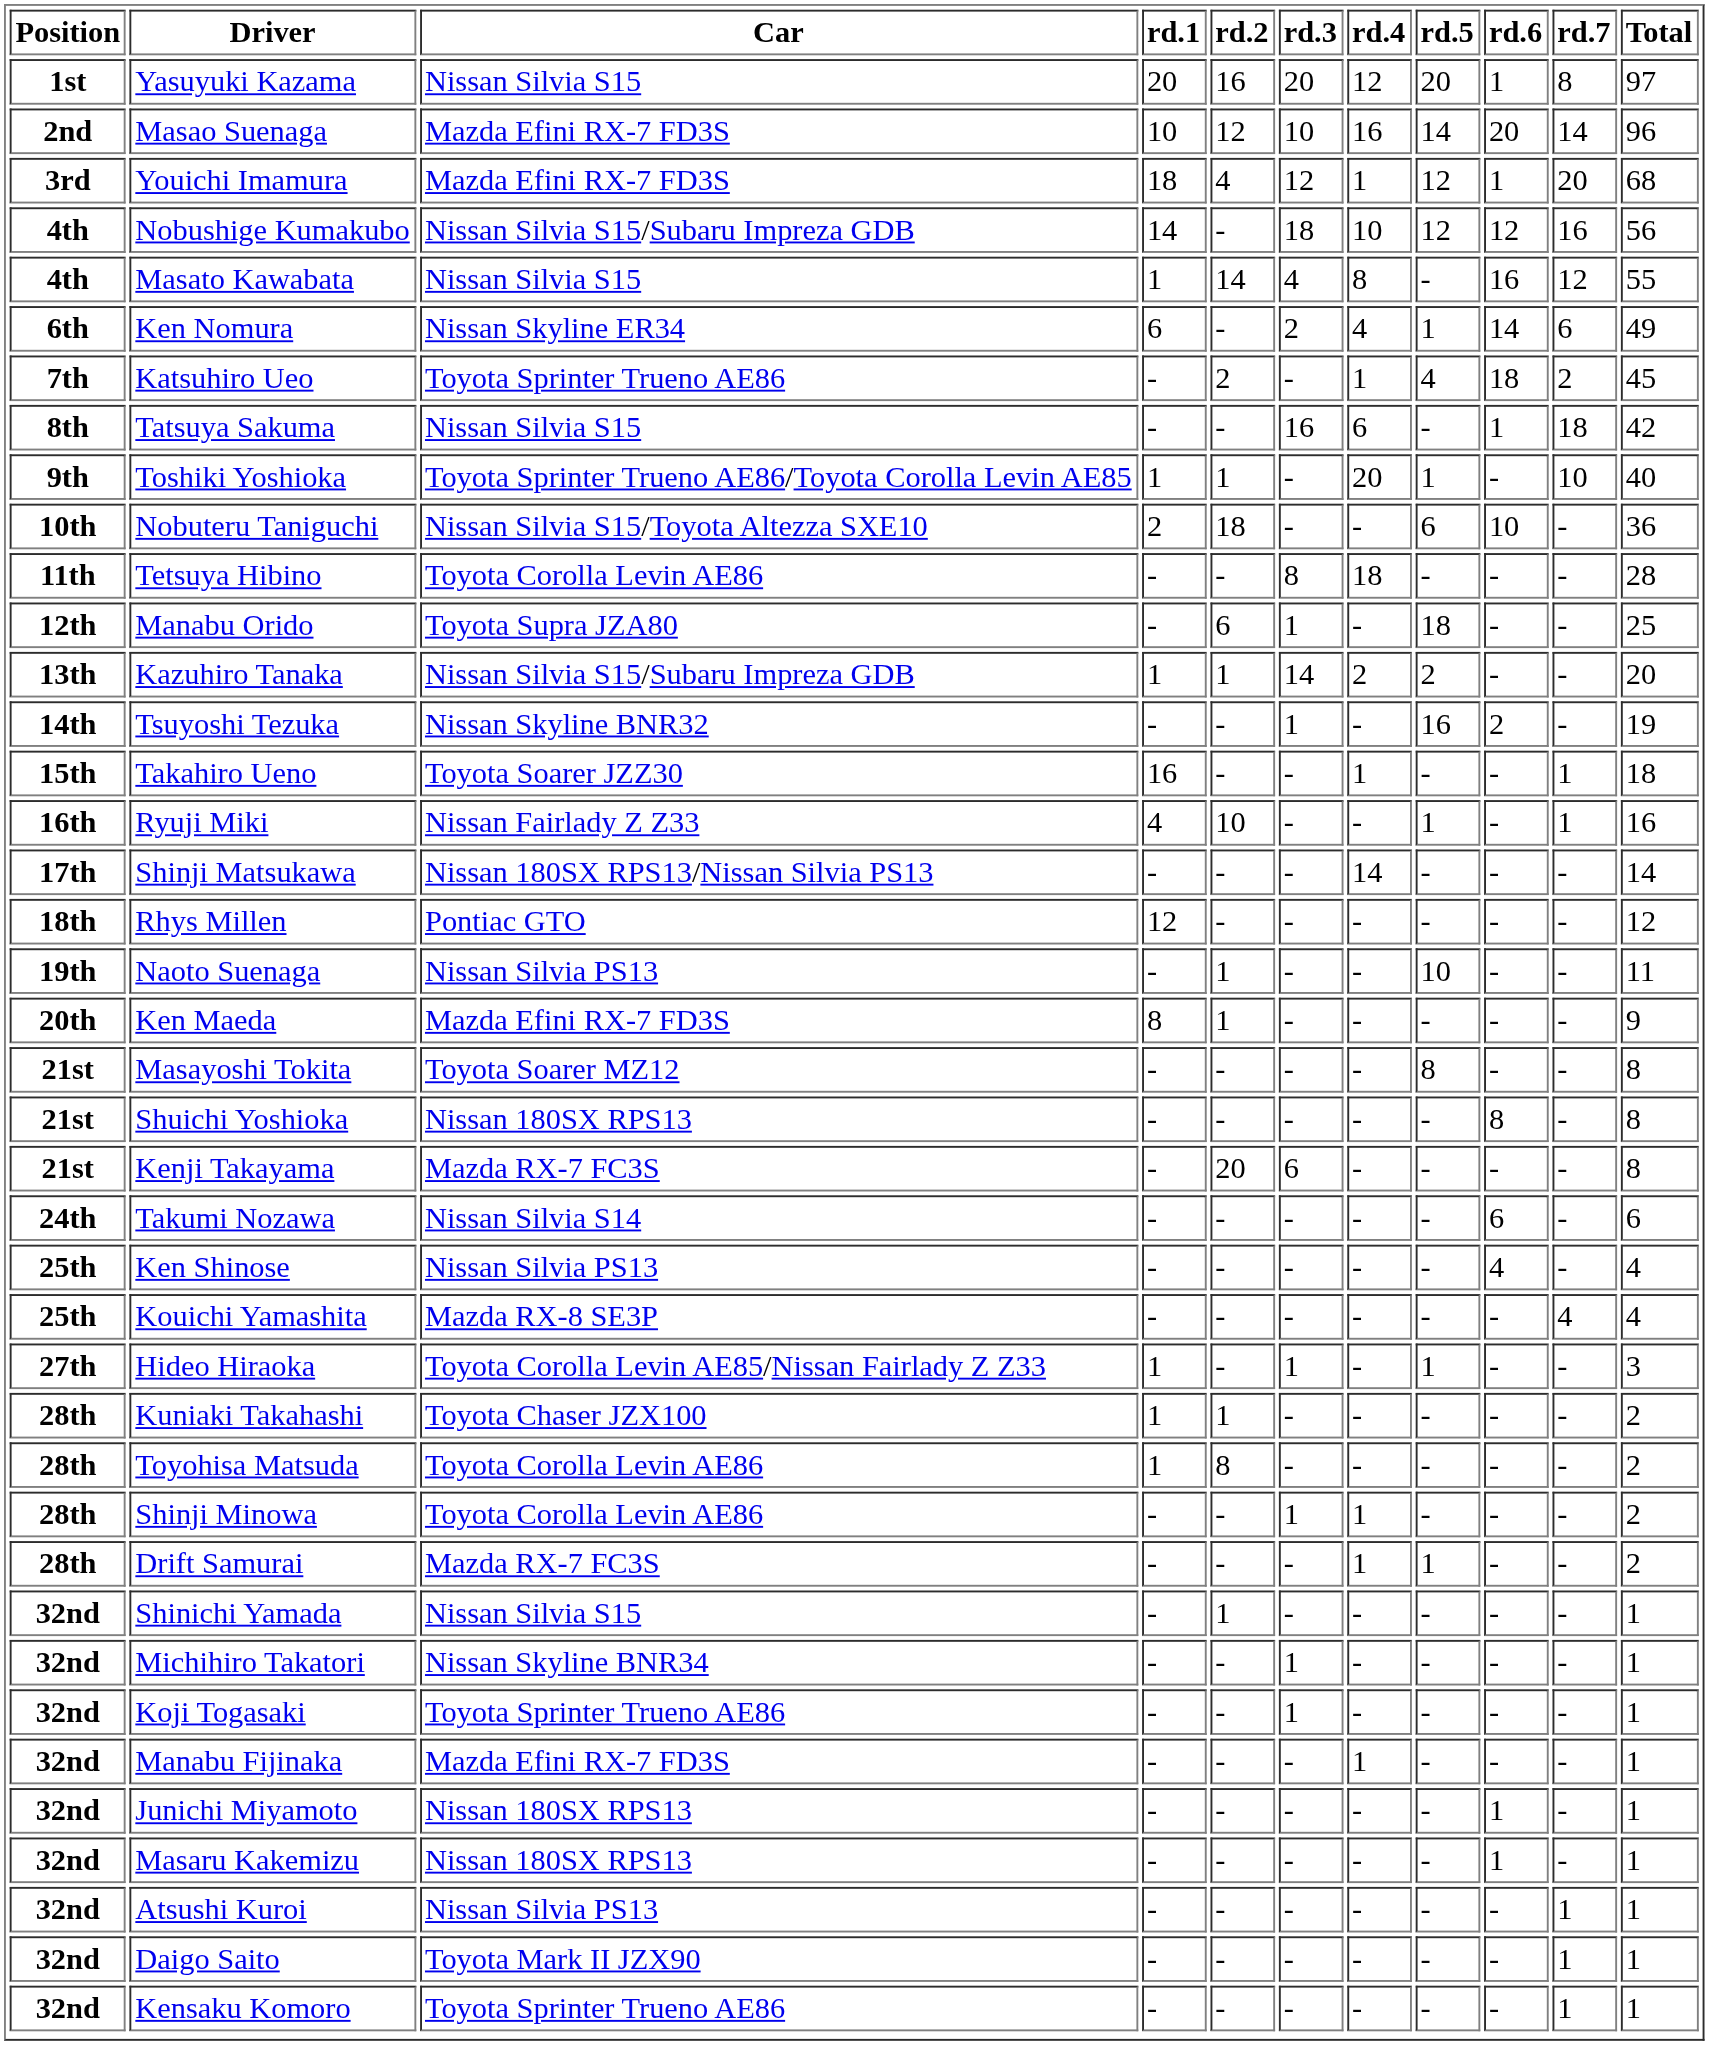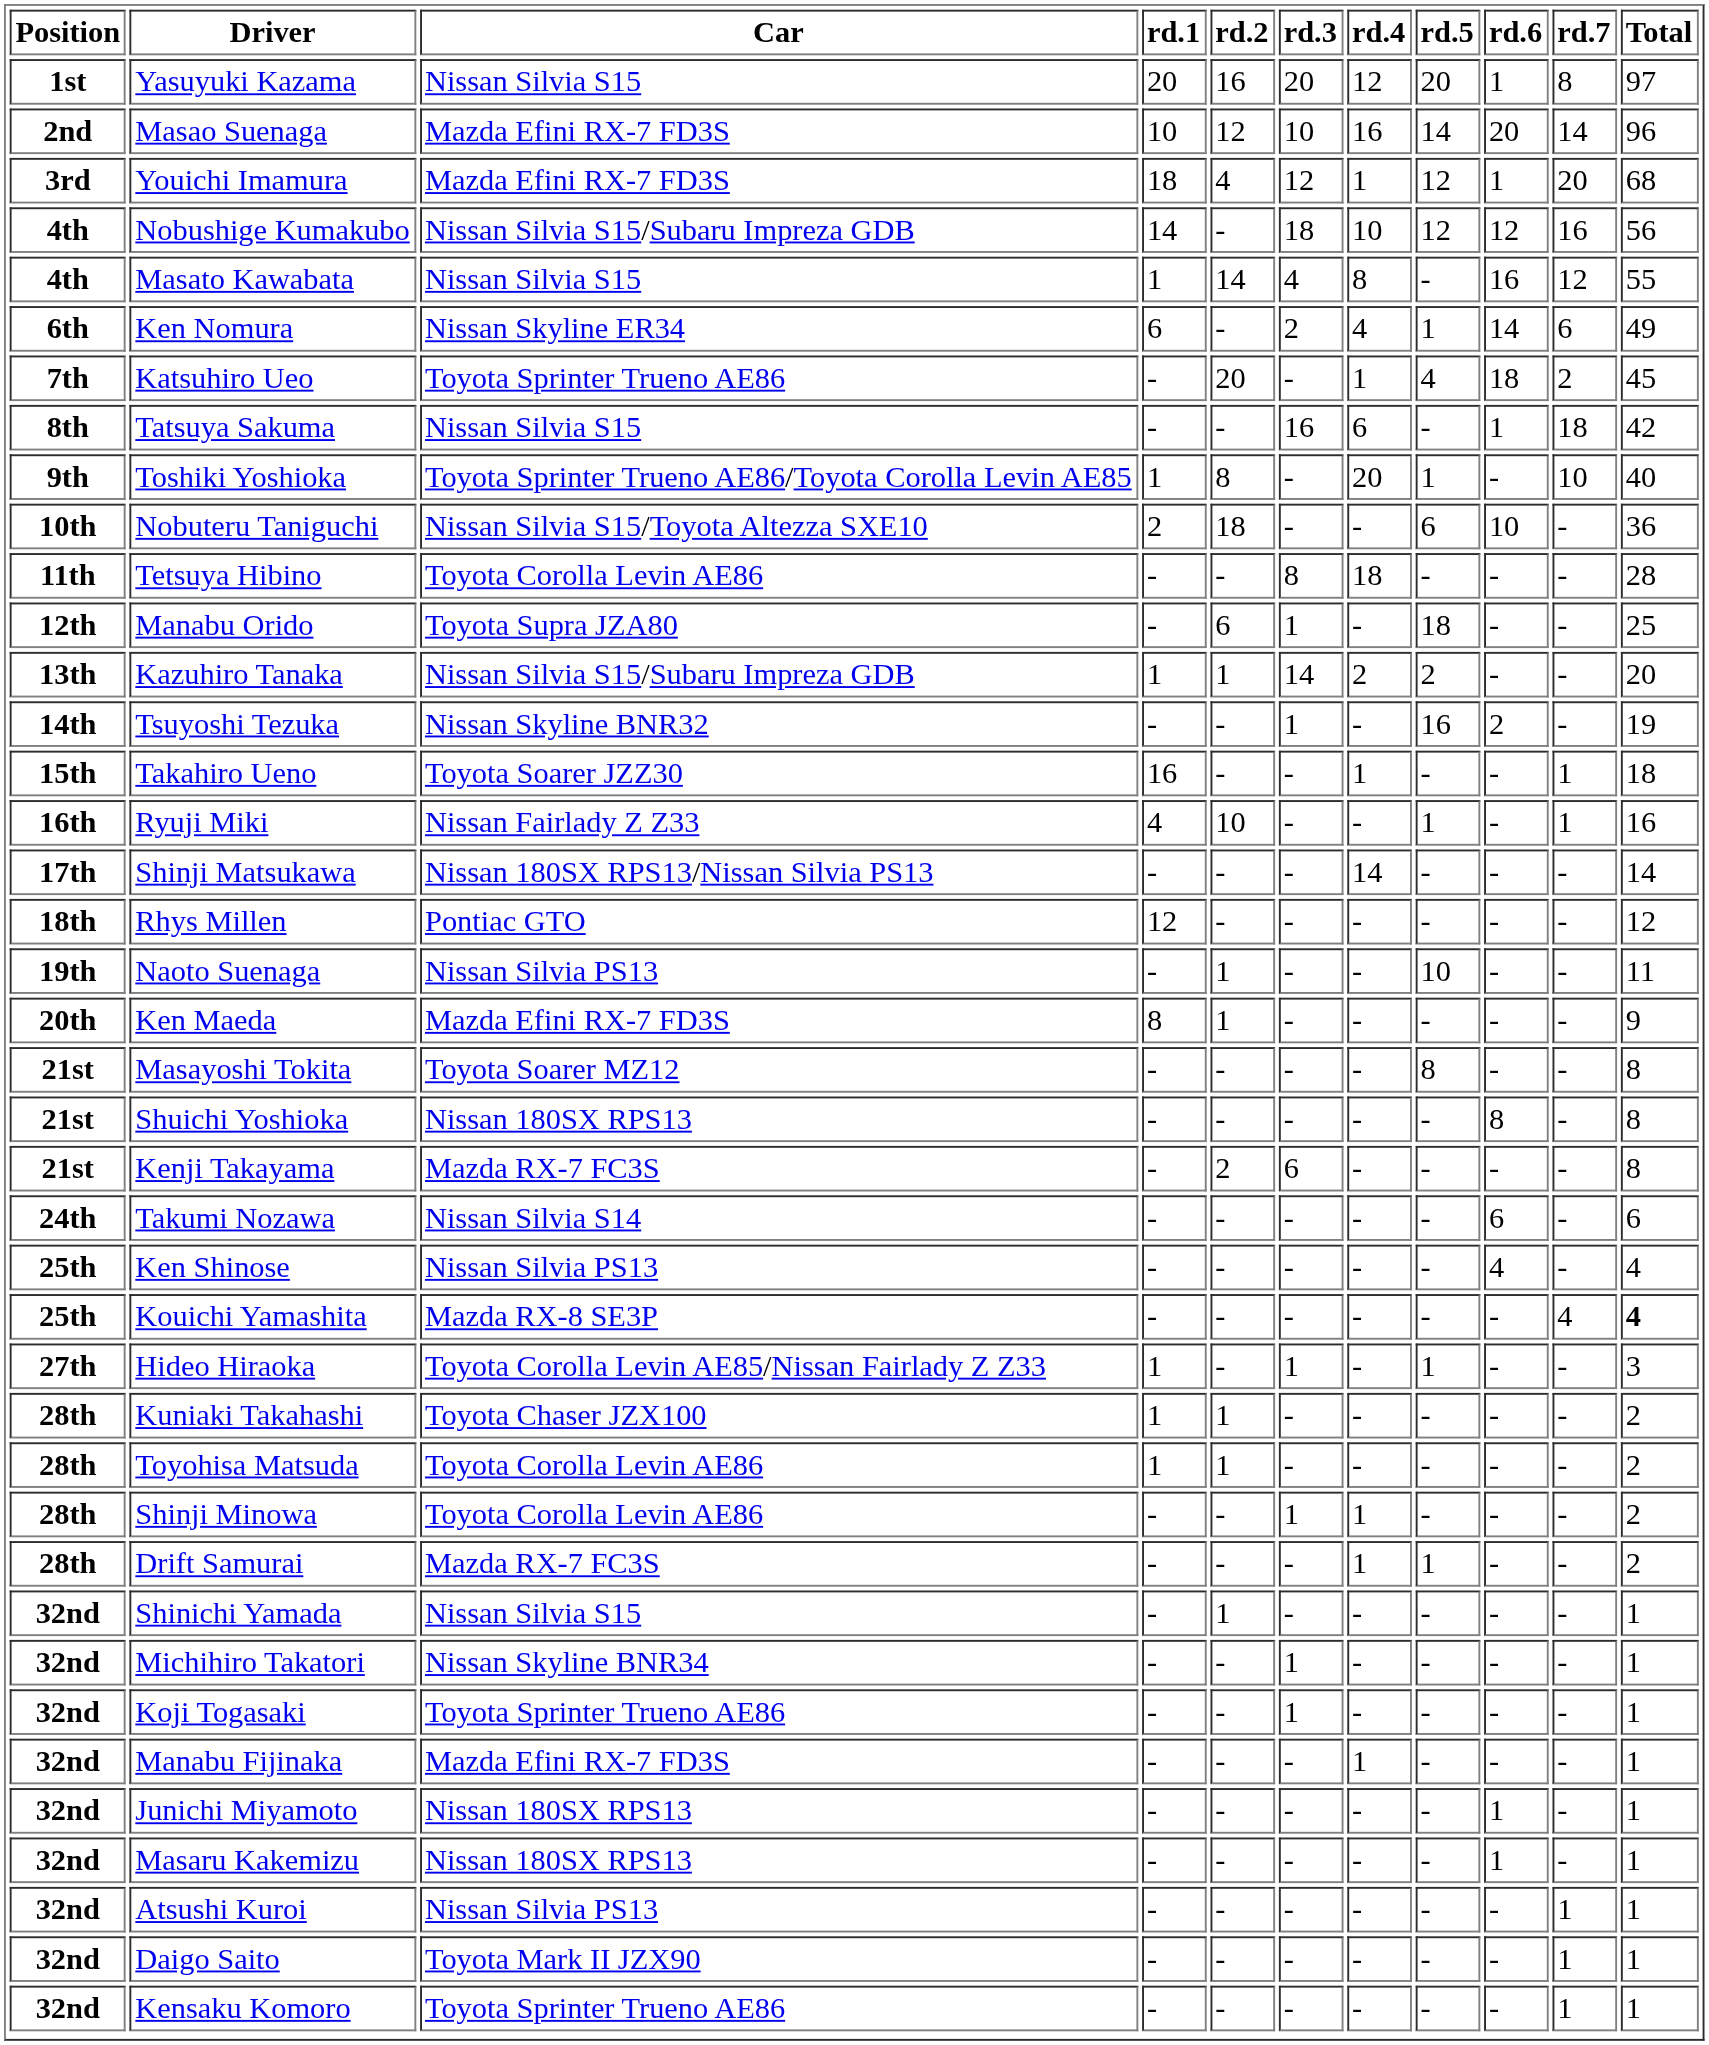(1223, 377) 2 -> (1231, 377) 20
(1223, 476) 1 -> (1223, 476) 8
(1231, 1168) 20 -> (1223, 1168) 2
(1633, 1316) normal -> (1633, 1316) bold
(1223, 1464) 8 -> (1223, 1464) 1
